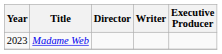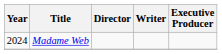(17, 40) 2023 -> (17, 40) 2024
